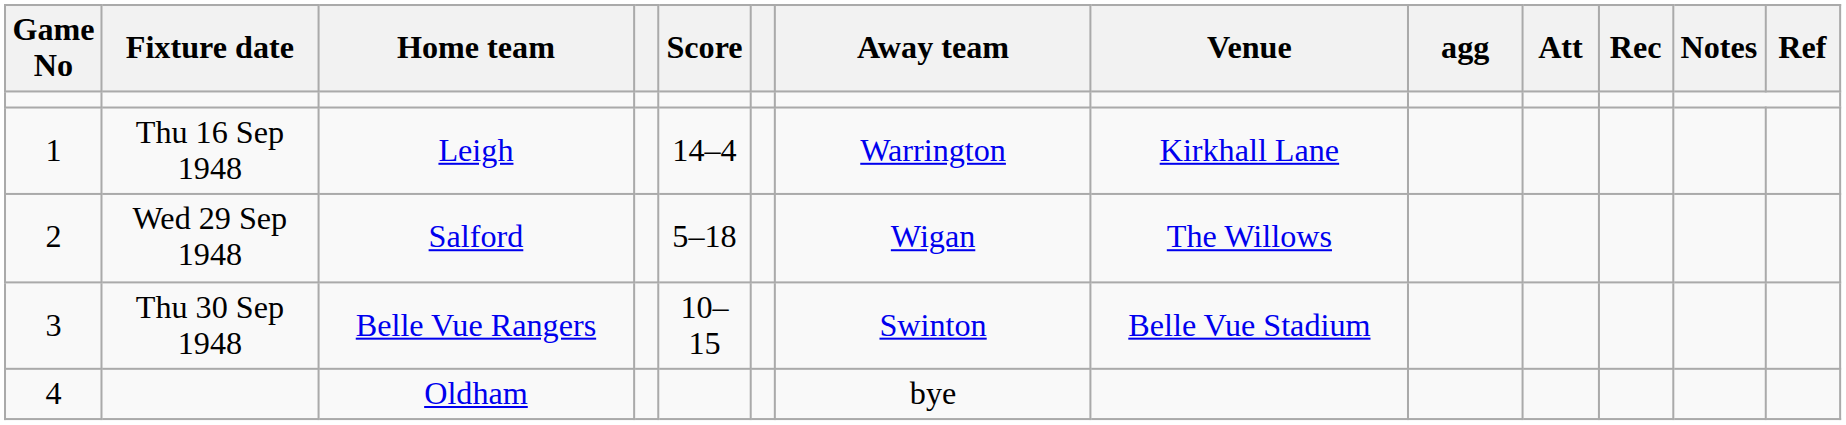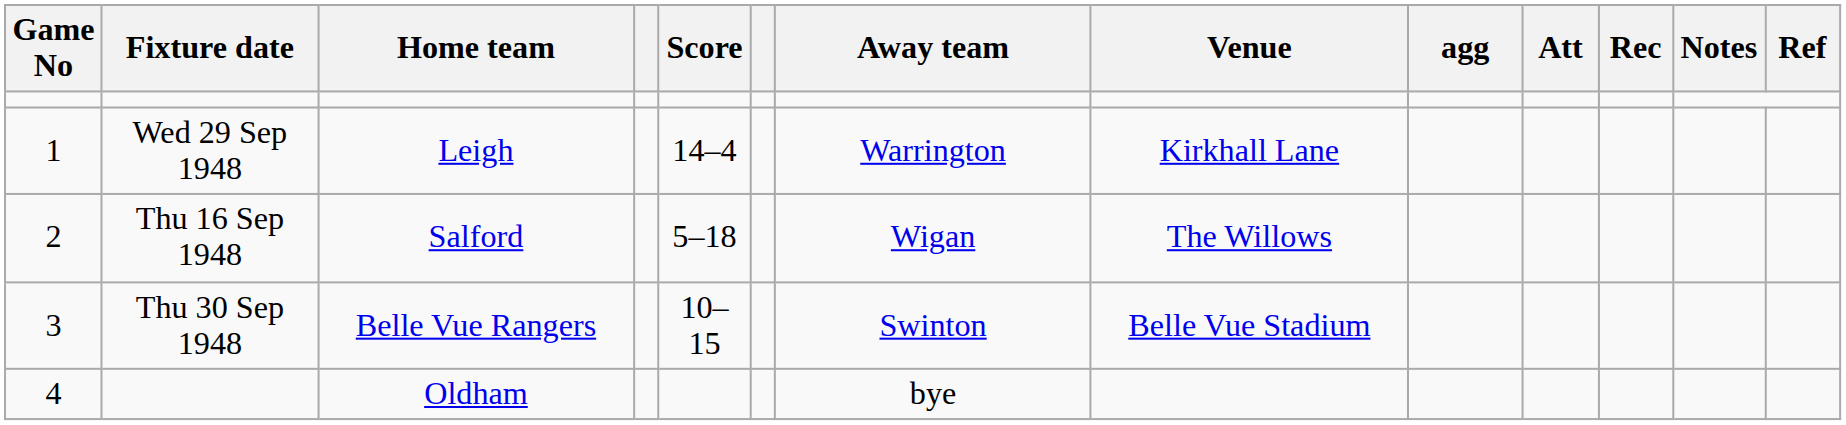(210, 150) Thu 16 Sep 1948 -> (210, 150) Wed 29 Sep 1948
(210, 237) Wed 29 Sep 1948 -> (210, 237) Thu 16 Sep 1948
